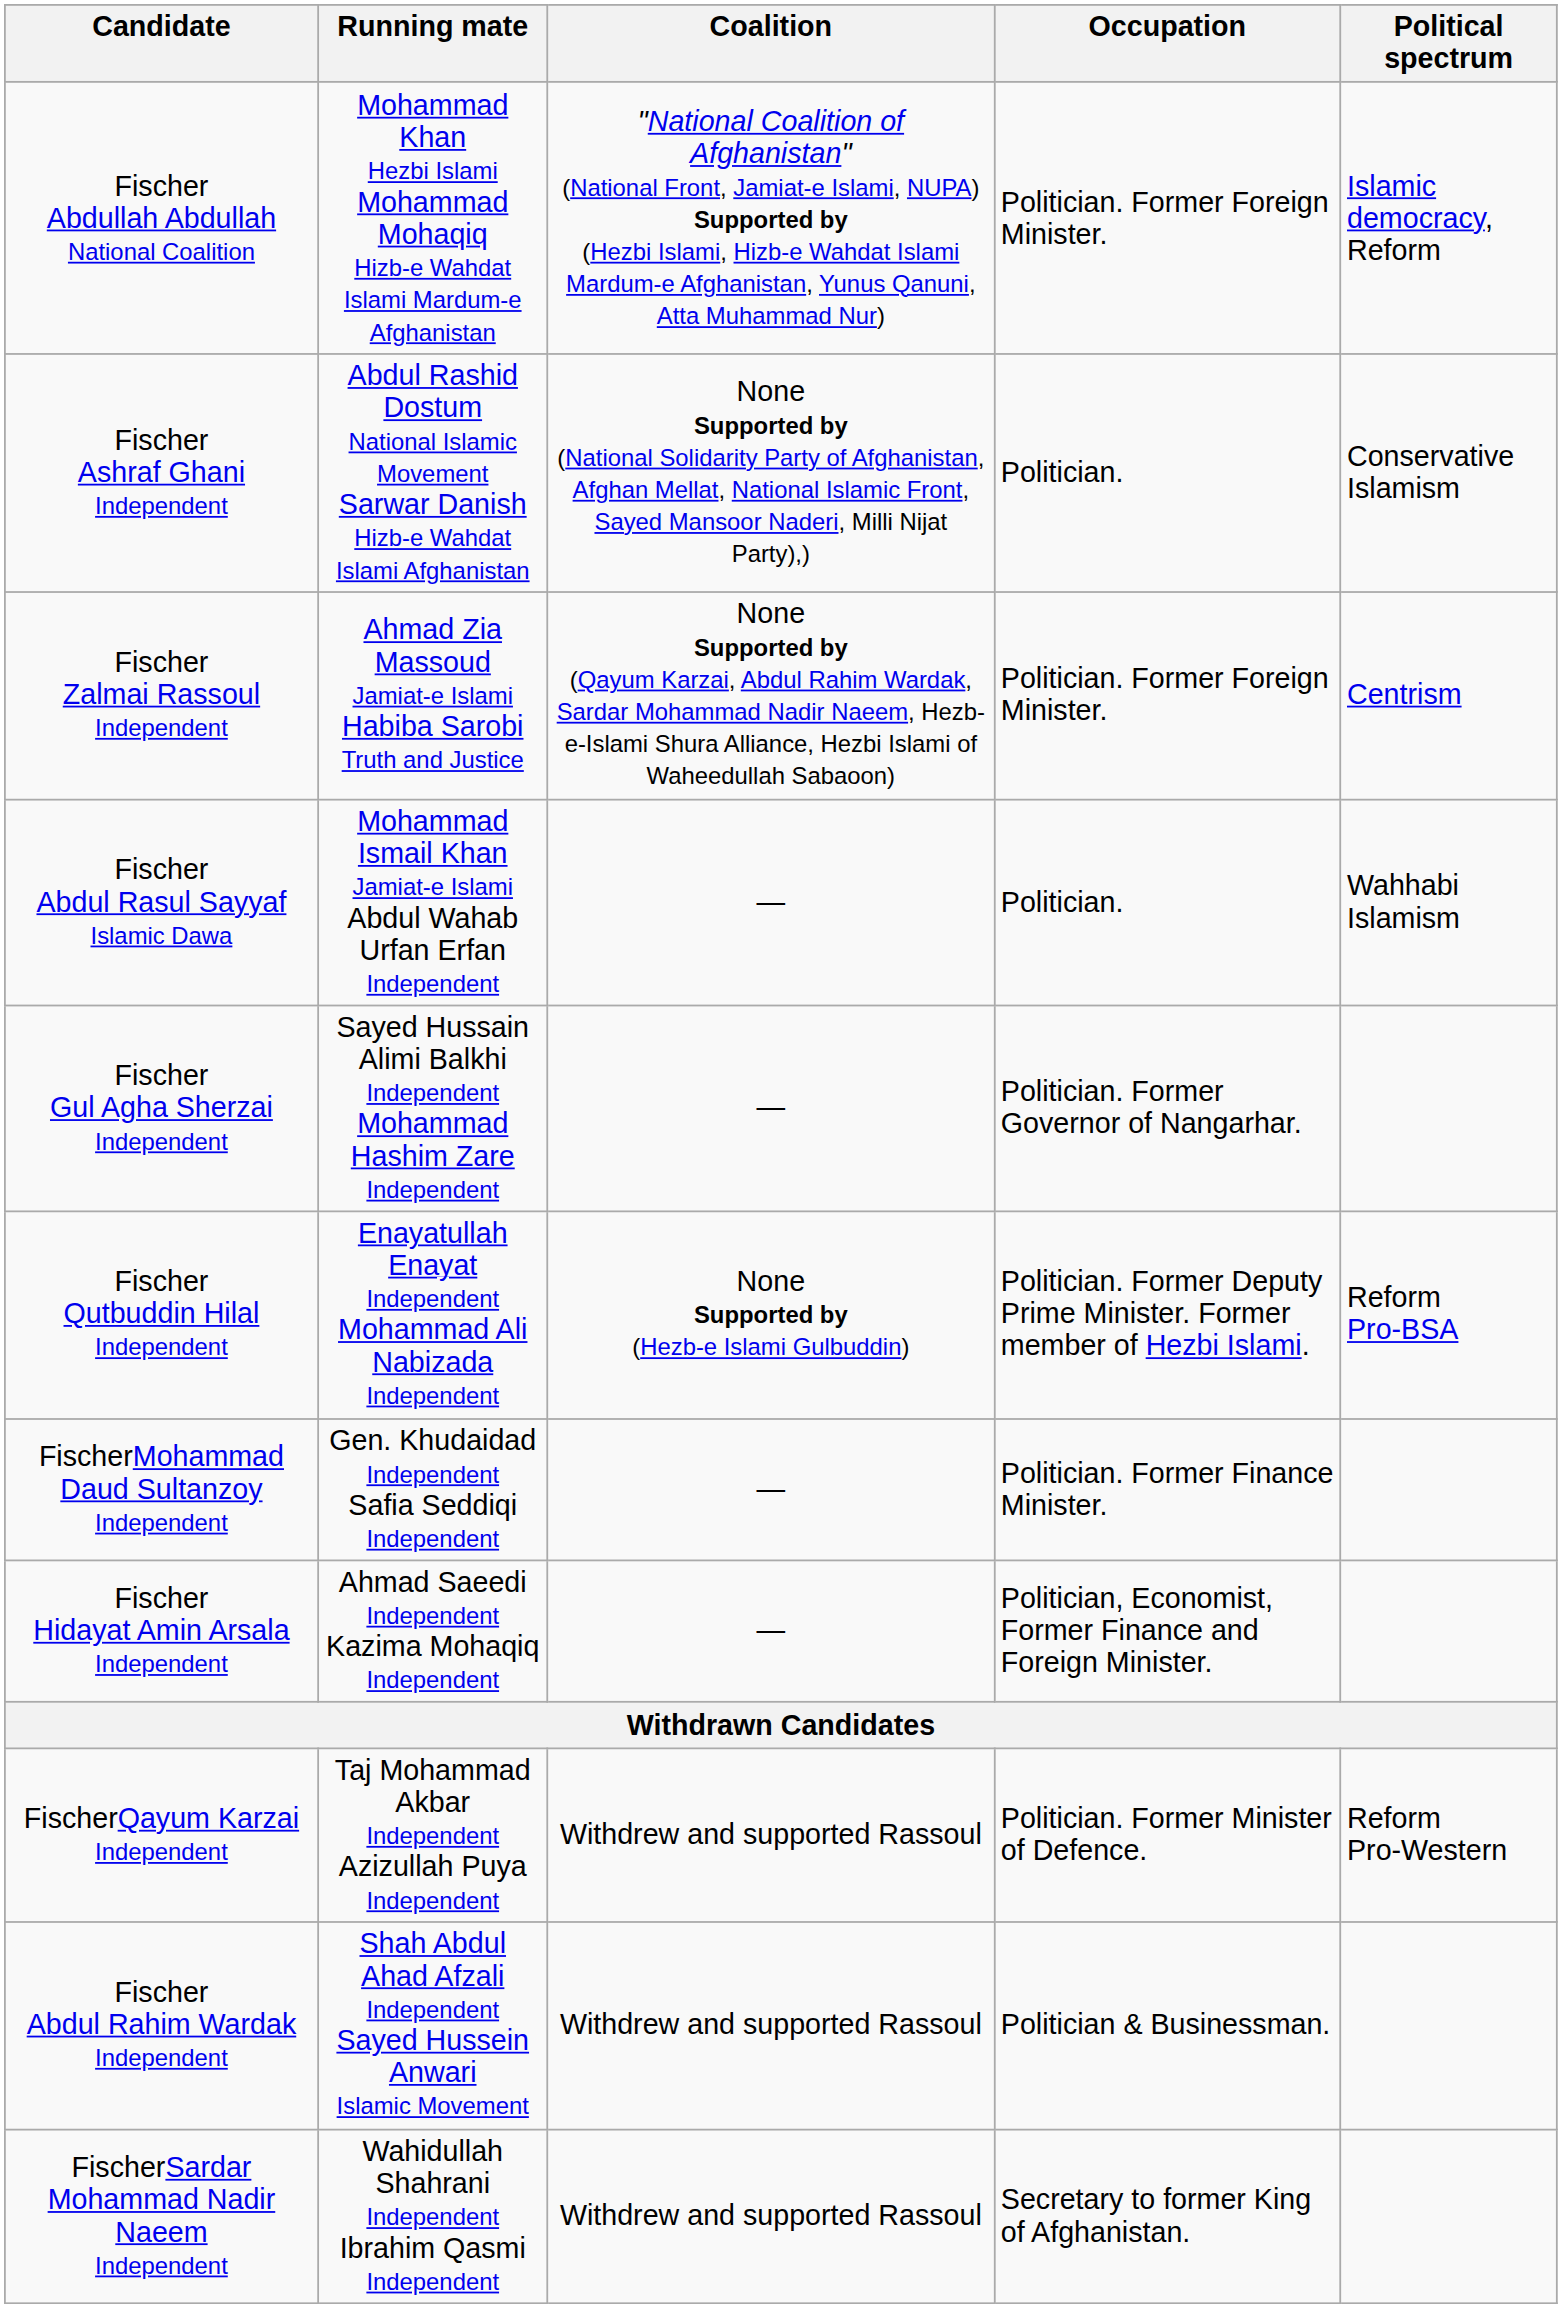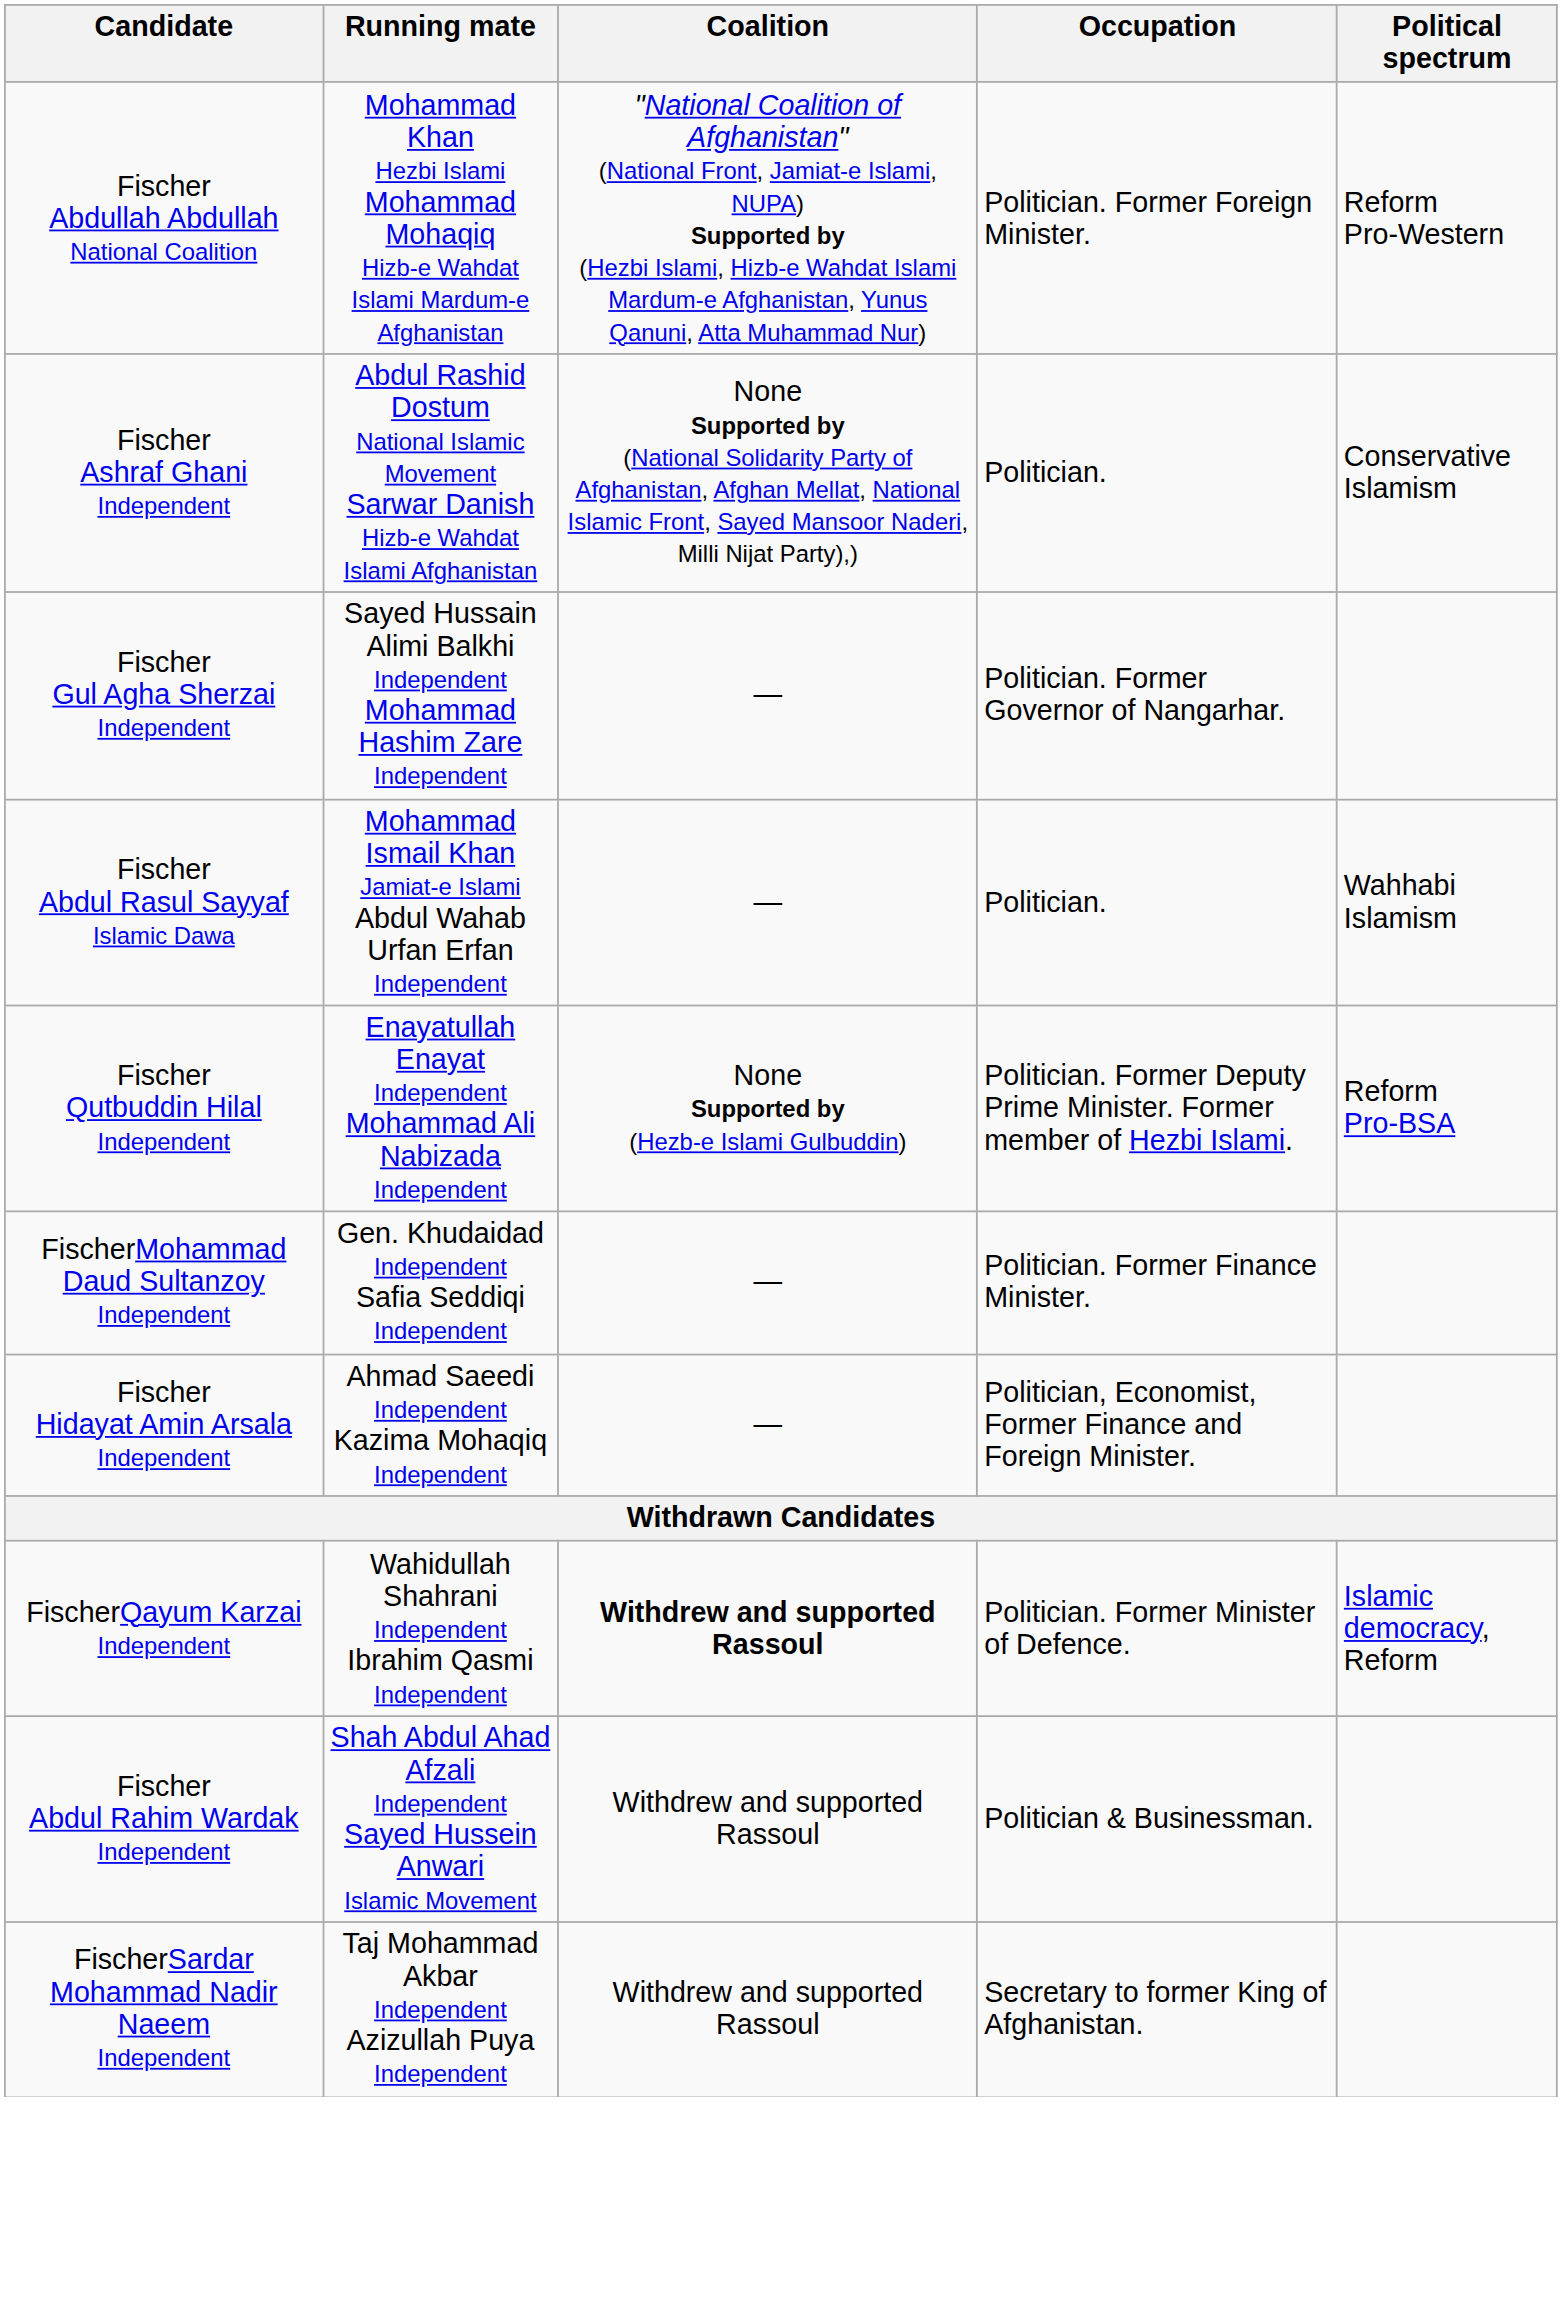(1420, 217) Islamic democracy, Reform -> (1424, 217) Reform Pro-Western
- row: (161, 695)
rows swapped: (161, 901) <-> (161, 1108)
(433, 1834) Taj Mohammad Akbar Independent Azizullah Puya Independent -> (440, 1628) Wahidullah Shahrani Independent Ibrahim Qasmi Independent
(771, 1834) normal -> (768, 1628) bold
(1427, 1834) Reform Pro-Western -> (1417, 1628) Islamic democracy, Reform
(433, 2215) Wahidullah Shahrani Independent Ibrahim Qasmi Independent -> (440, 2008) Taj Mohammad Akbar Independent Azizullah Puya Independent
